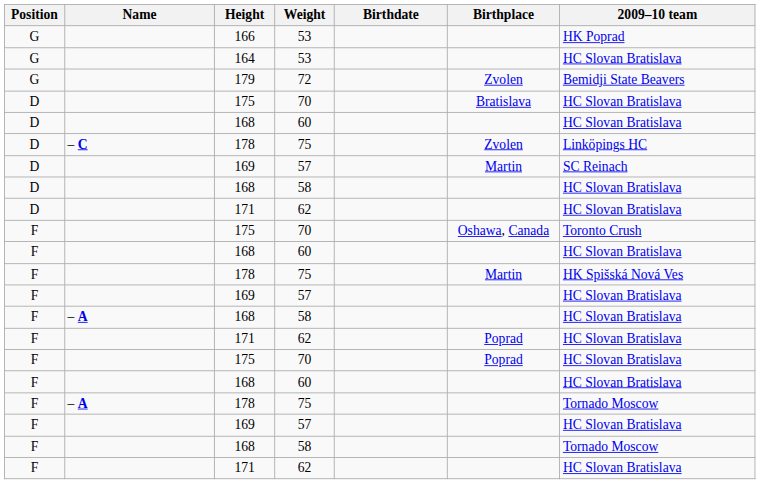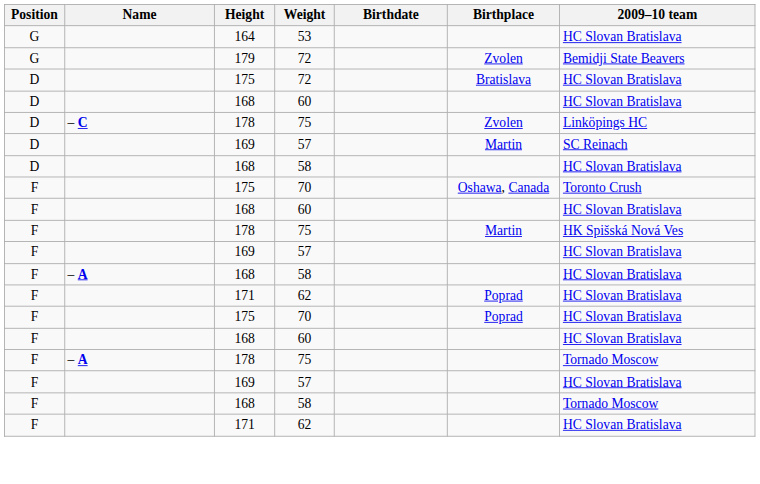- row: (34, 36)
(305, 101) 70 -> (305, 79) 72
- row: (34, 209)
